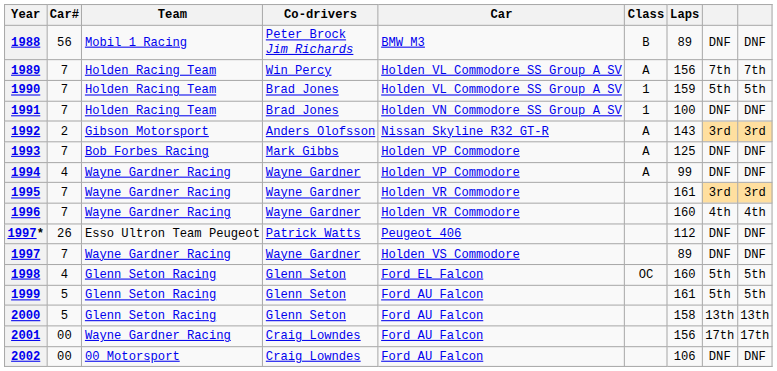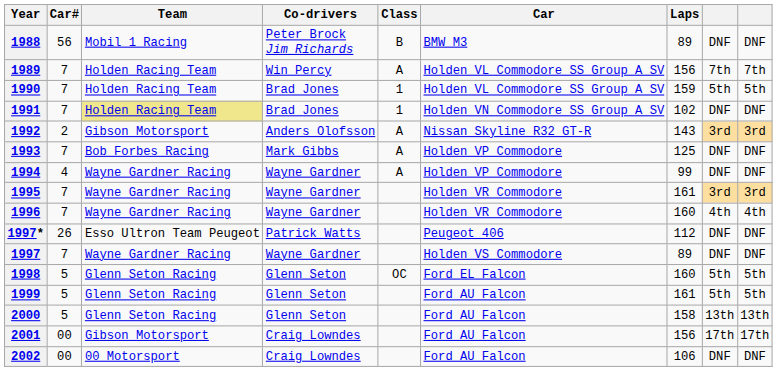columns swapped: (502, 14) <-> (646, 14)
(151, 111) no background -> (151, 111) khaki background
(685, 111) 100 -> (685, 111) 102
(64, 274) 4 -> (64, 274) 5
(158, 336) Wayne Gardner Racing -> (147, 336) Gibson Motorsport
